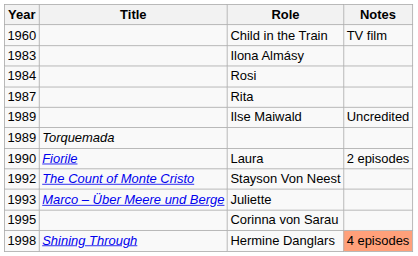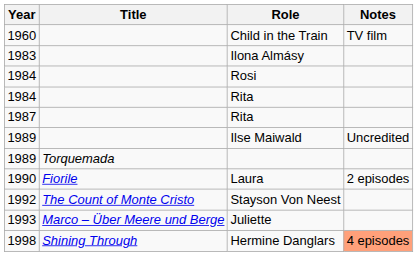+ row: (22, 96)
- row: (22, 220)
